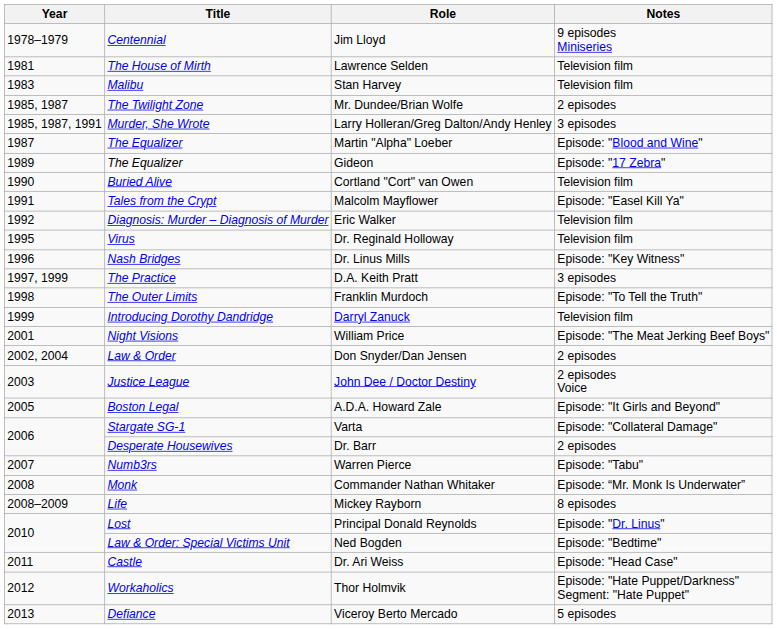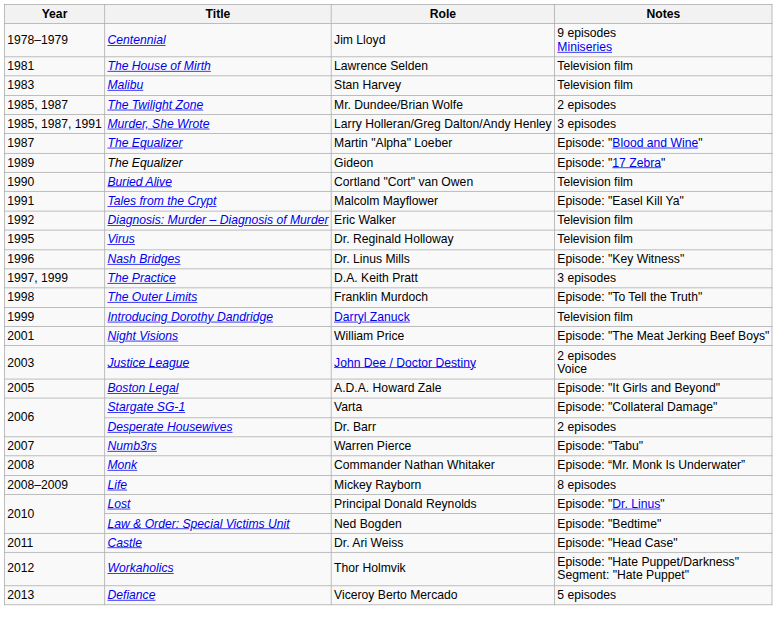- row: (400, 355)
